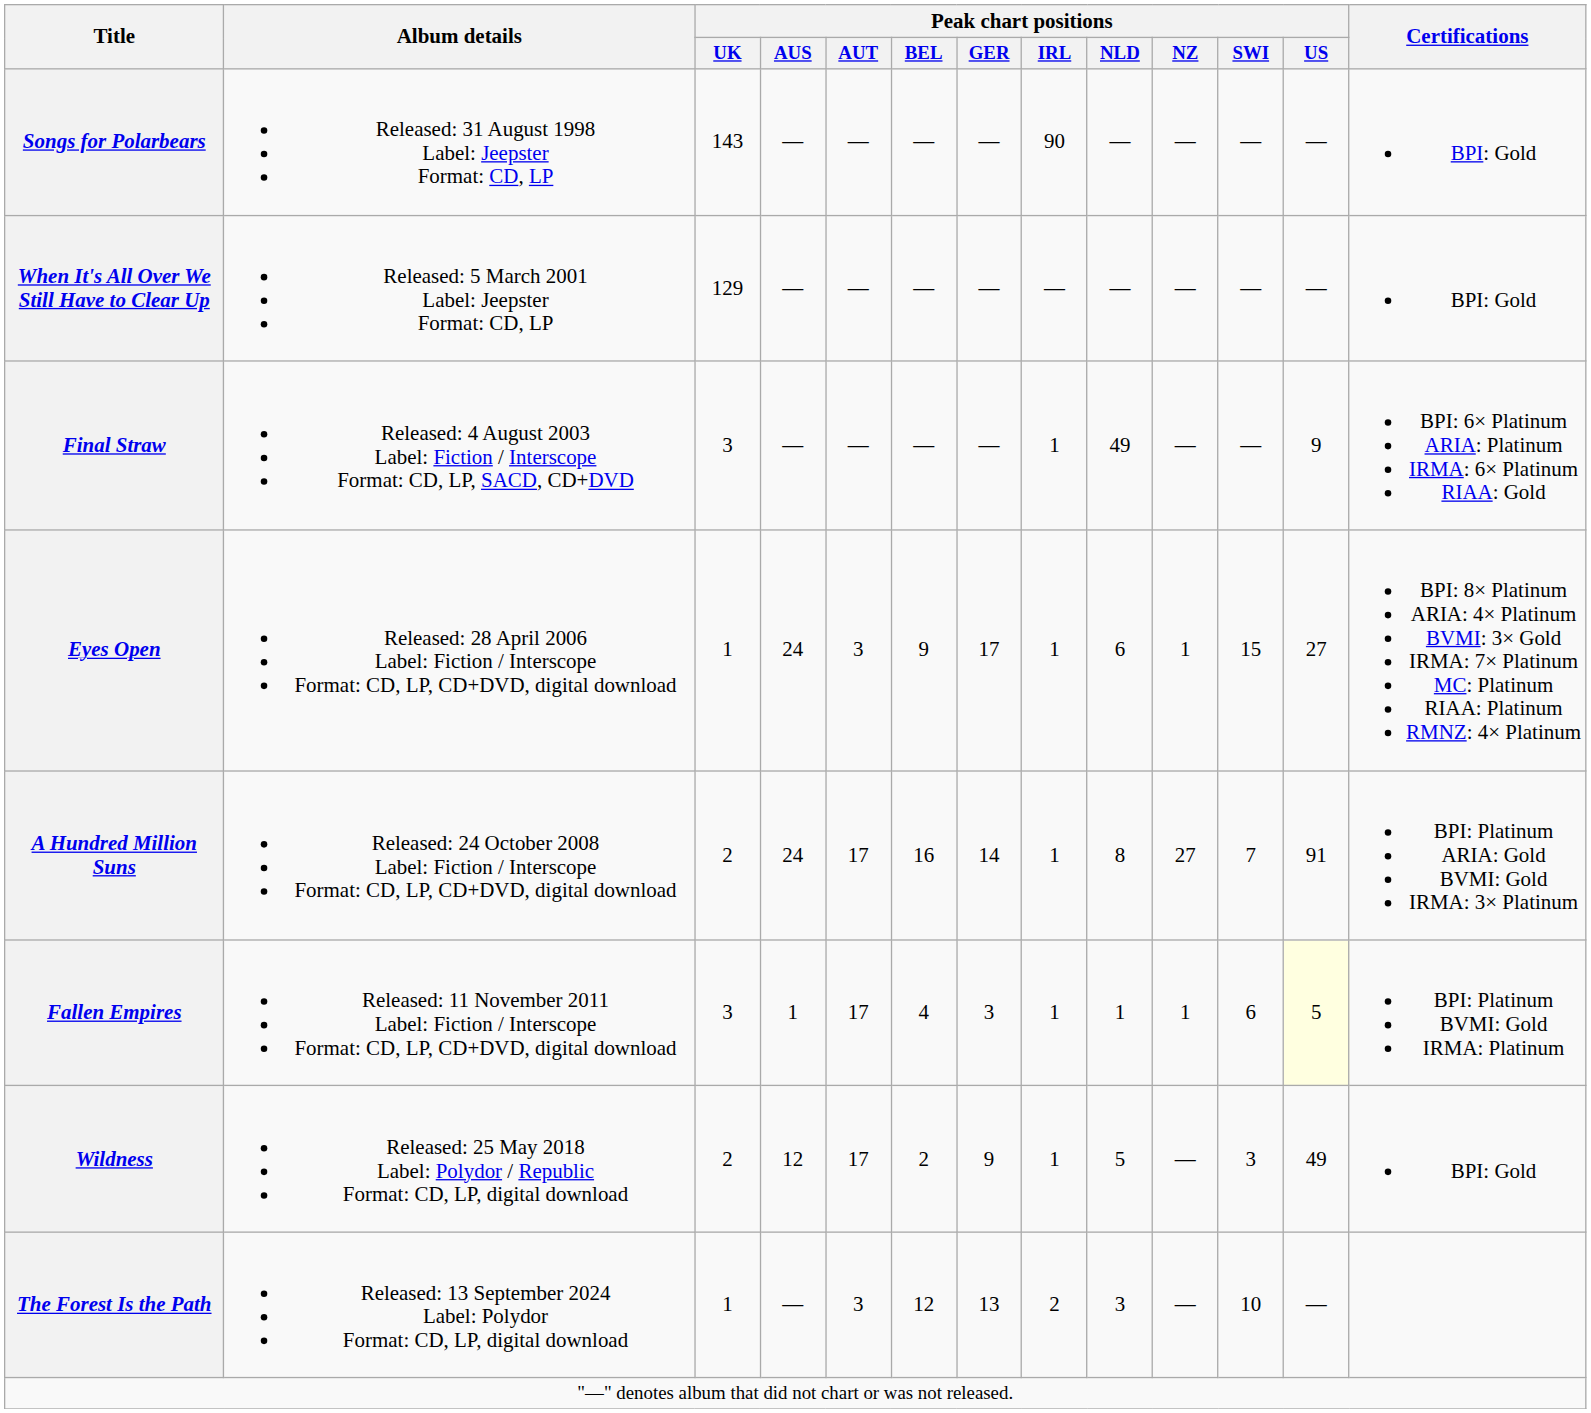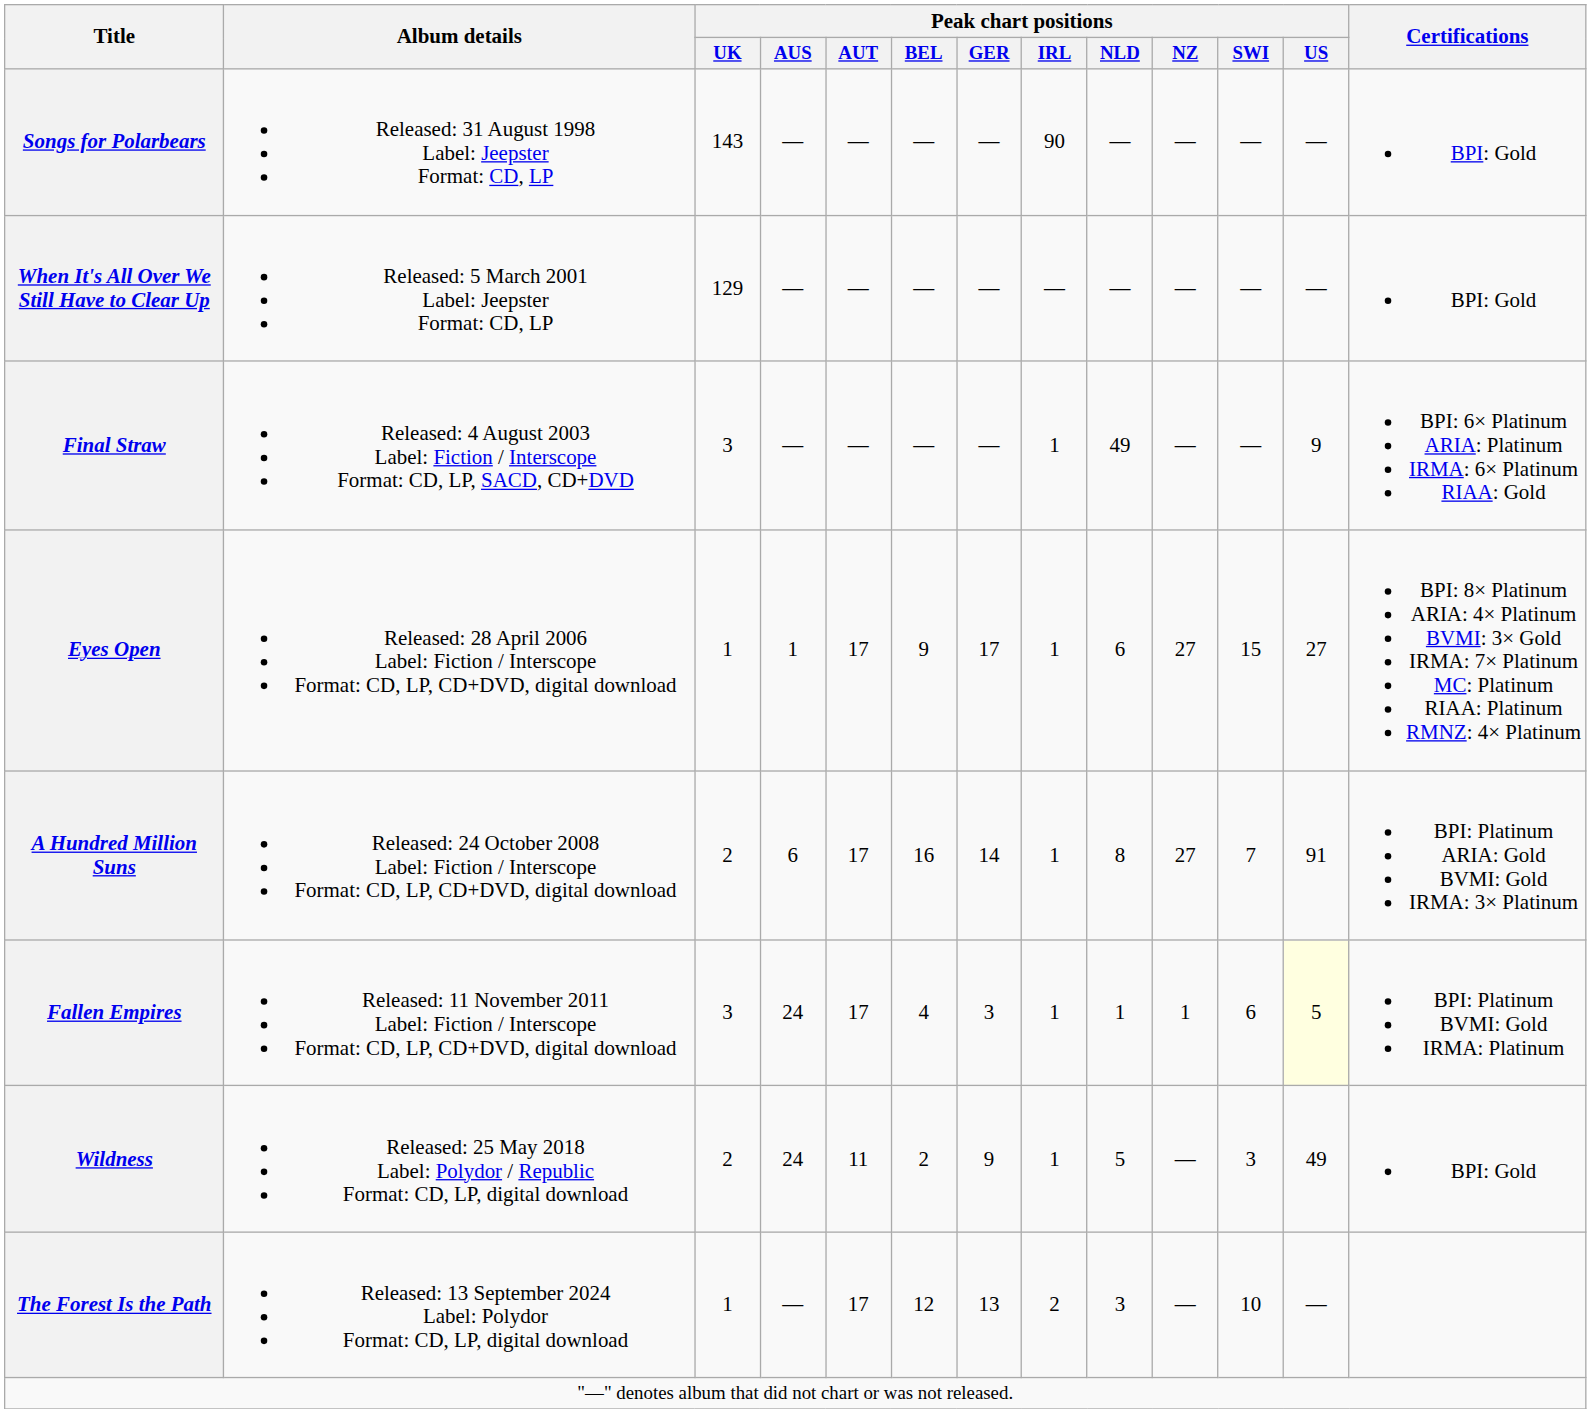(793, 650) 24 -> (793, 650) 1
(858, 650) 3 -> (858, 650) 17
(1185, 650) 1 -> (1185, 650) 27
(793, 855) 24 -> (793, 855) 6
(793, 1012) 1 -> (793, 1012) 24
(793, 1158) 12 -> (793, 1158) 24
(858, 1158) 17 -> (858, 1158) 11
(858, 1304) 3 -> (858, 1304) 17
